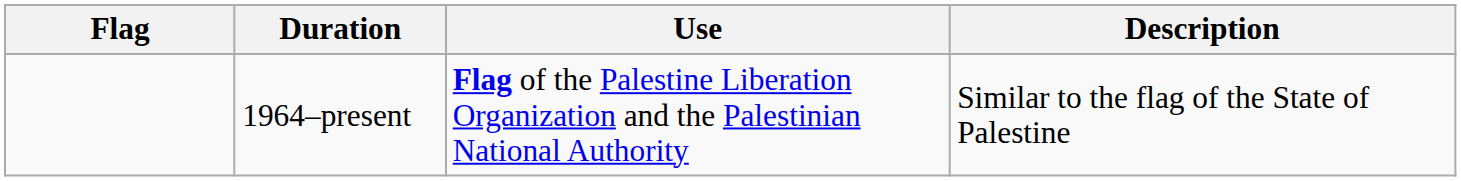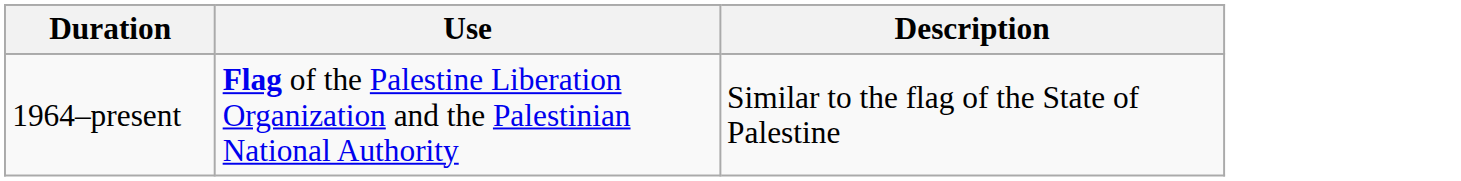- column: (120, 29)
